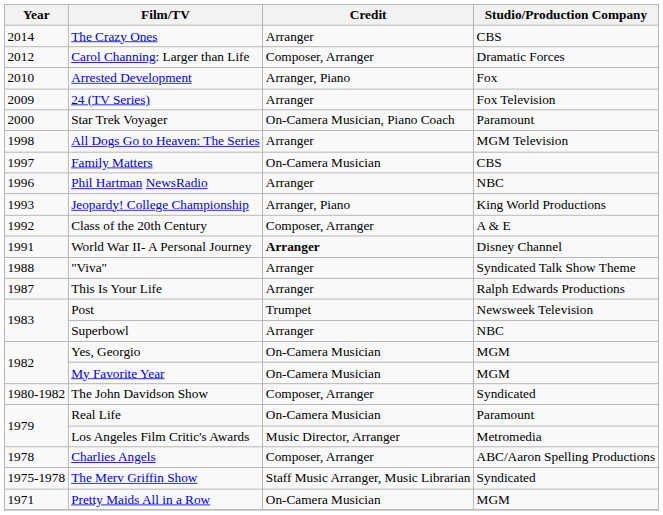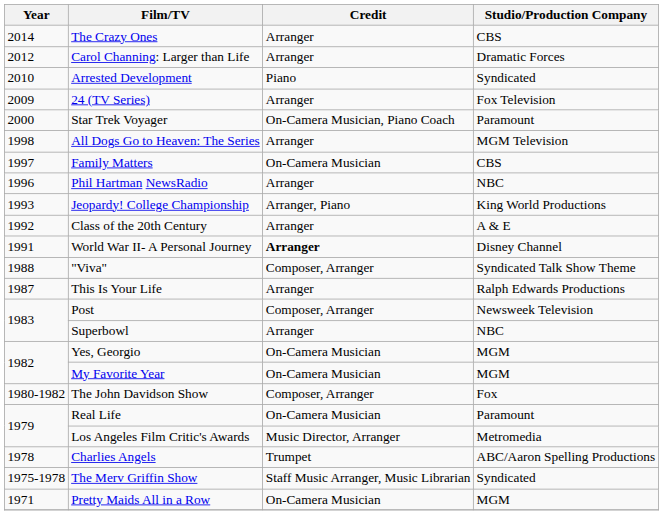(320, 57) Composer, Arranger -> (290, 57) Arranger
(308, 78) Arranger, Piano -> (281, 78) Piano
(487, 78) Fox -> (506, 78) Syndicated
(320, 225) Composer, Arranger -> (290, 225) Arranger
(290, 267) Arranger -> (320, 267) Composer, Arranger
(288, 309) Trumpet -> (320, 309) Composer, Arranger
(506, 394) Syndicated -> (487, 394) Fox
(320, 457) Composer, Arranger -> (288, 457) Trumpet
